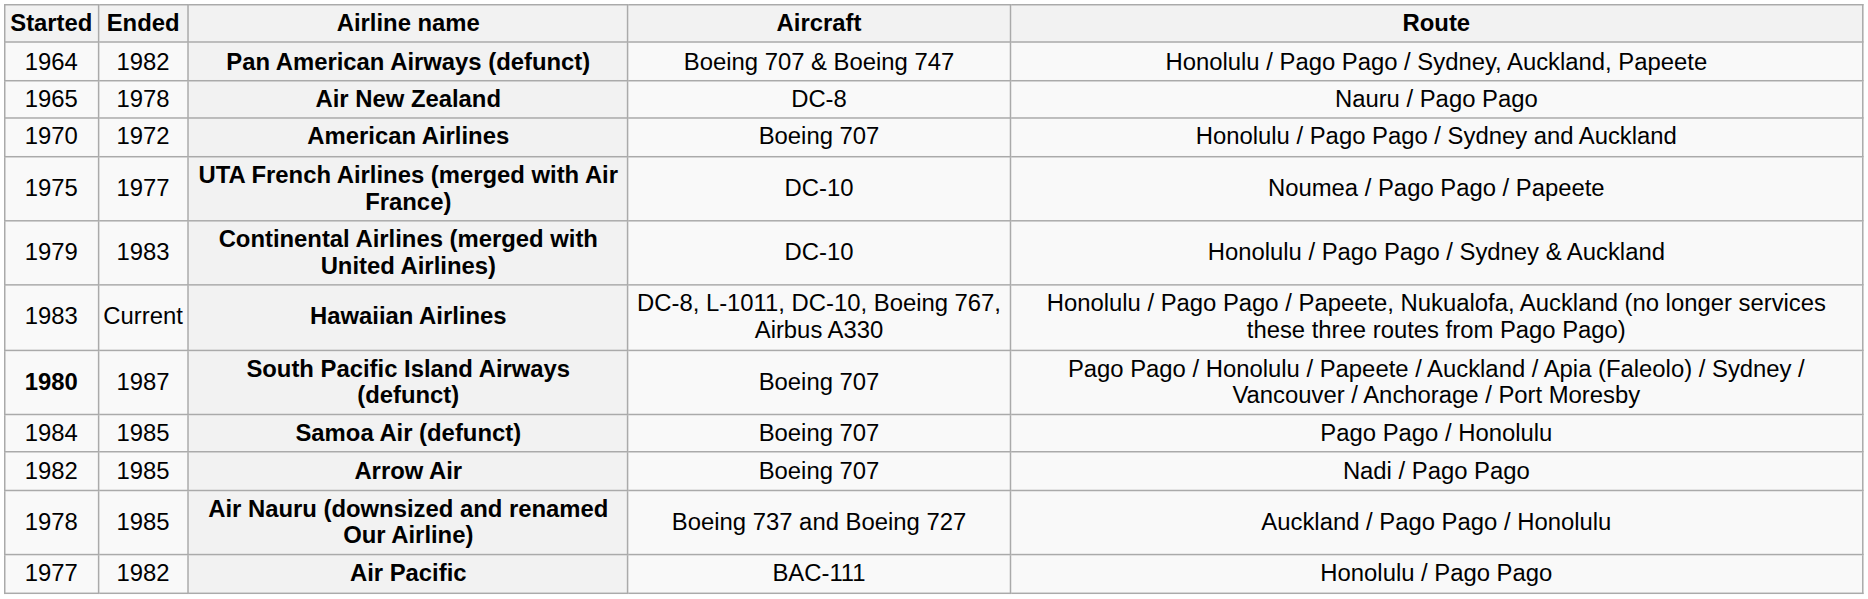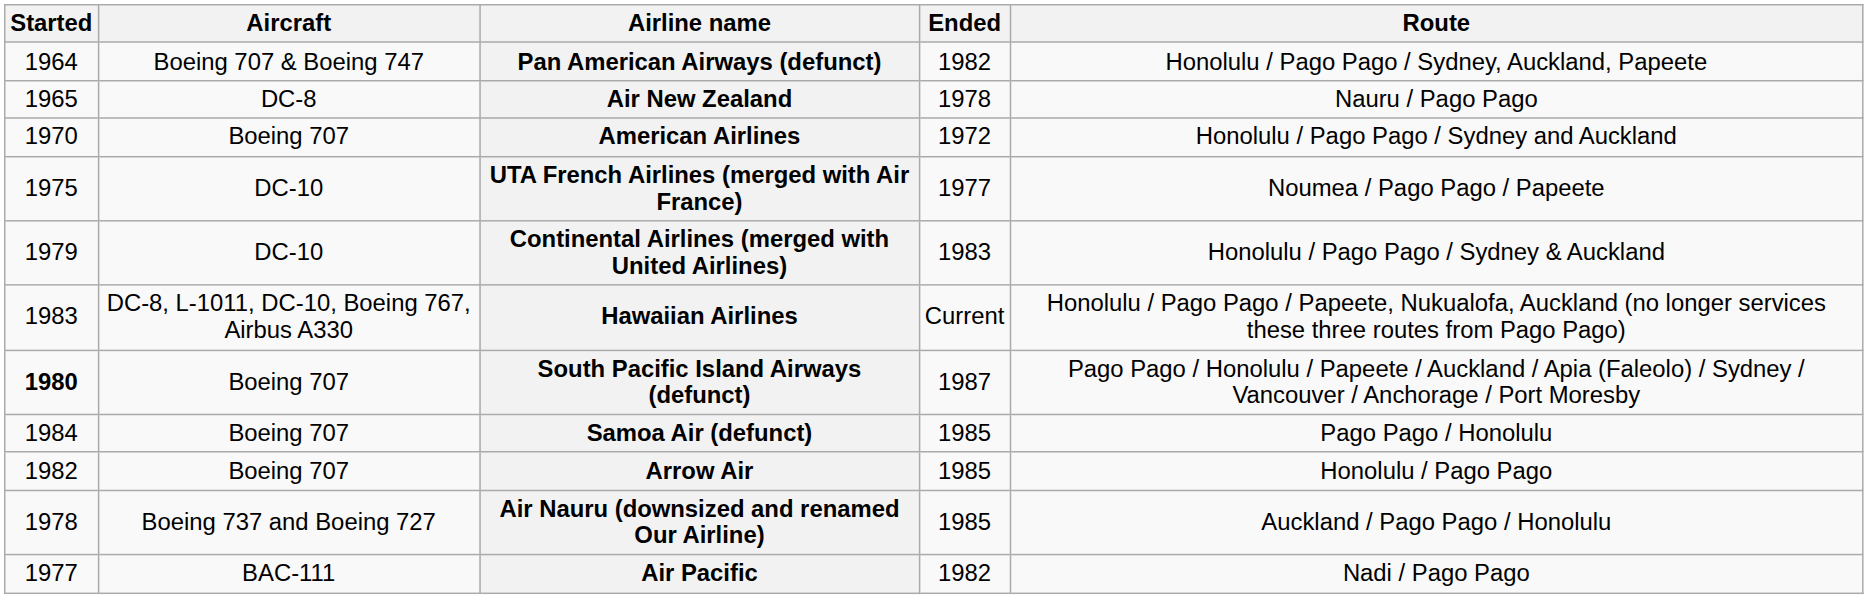columns swapped: (143, 23) <-> (819, 23)
(1436, 470) Nadi / Pago Pago -> (1436, 470) Honolulu / Pago Pago
(1436, 573) Honolulu / Pago Pago -> (1436, 573) Nadi / Pago Pago
